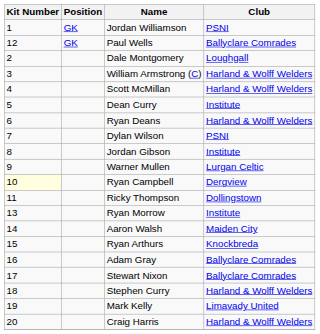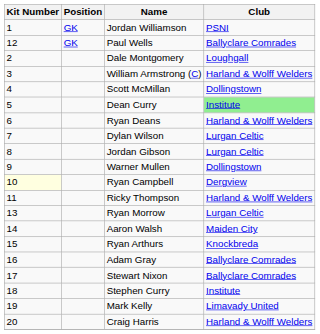(259, 89) Harland & Wolff Welders -> (234, 89) Dollingstown
(223, 105) no background -> (223, 105) lightgreen background
(217, 136) PSNI -> (235, 136) Lurgan Celtic
(223, 151) Institute -> (235, 151) Lurgan Celtic
(235, 167) Lurgan Celtic -> (234, 167) Dollingstown
(234, 197) Dollingstown -> (259, 197) Harland & Wolff Welders
(223, 213) Institute -> (235, 213) Lurgan Celtic
(259, 290) Harland & Wolff Welders -> (223, 290) Institute
